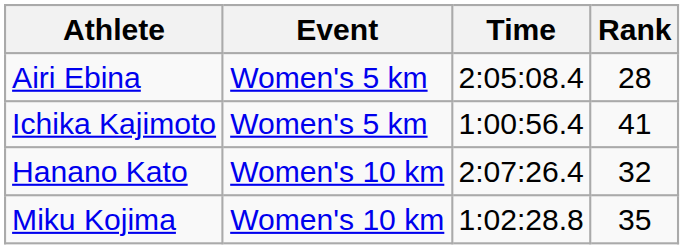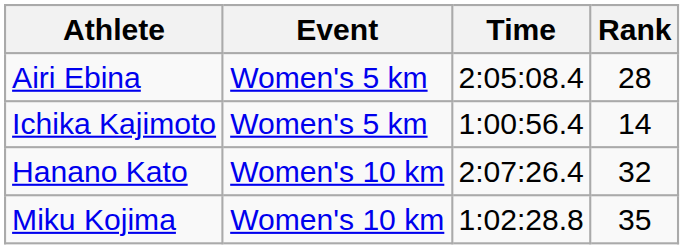(635, 124) 41 -> (635, 124) 14
